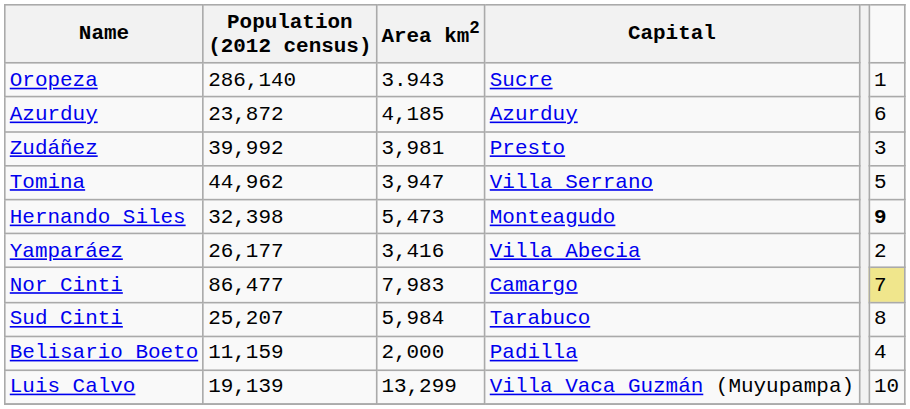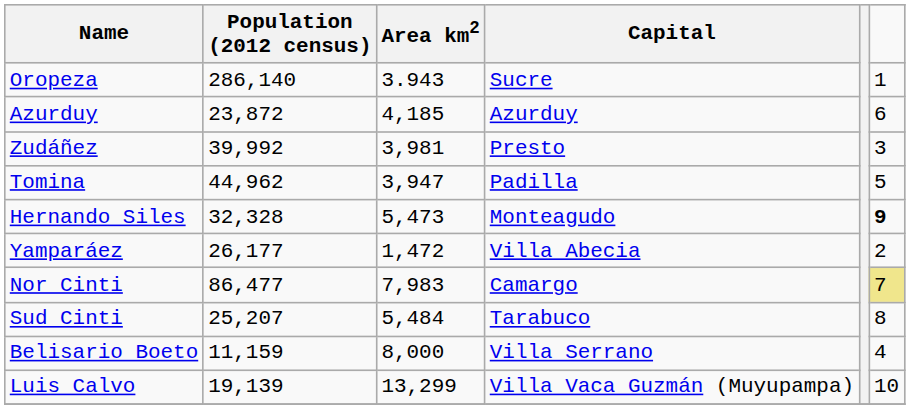(571, 182) Villa Serrano -> (534, 182) Padilla
(246, 217) 32,398 -> (246, 217) 32,328
(413, 251) 3,416 -> (413, 251) 1,472
(413, 319) 5,984 -> (413, 319) 5,484
(413, 353) 2,000 -> (413, 353) 8,000
(534, 353) Padilla -> (571, 353) Villa Serrano
